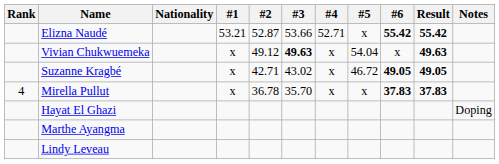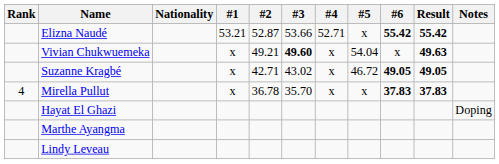(265, 52) 49.12 -> (265, 52) 49.21
(298, 52) 49.63 -> (298, 52) 49.60
